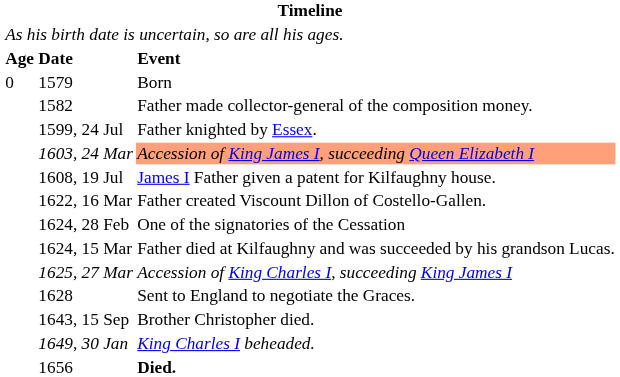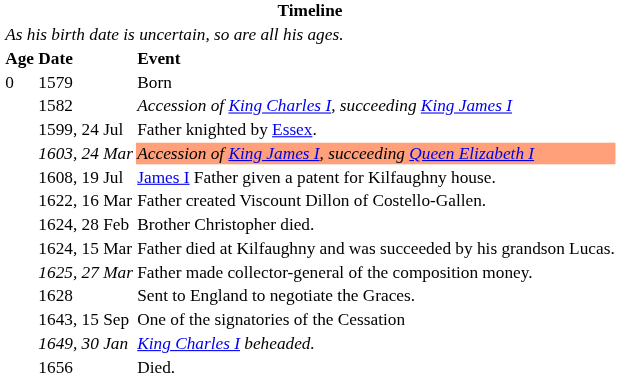(335, 105) Father made collector-general of the composition money. -> (325, 105) Accession of King Charles I, succeeding King James I
(271, 224) One of the signatories of the Cessation -> (226, 224) Brother Christopher died.
(325, 272) Accession of King Charles I, succeeding King James I -> (335, 272) Father made collector-general of the composition money.
(226, 319) Brother Christopher died. -> (271, 319) One of the signatories of the Cessation
(157, 367) bold -> (156, 367) normal
